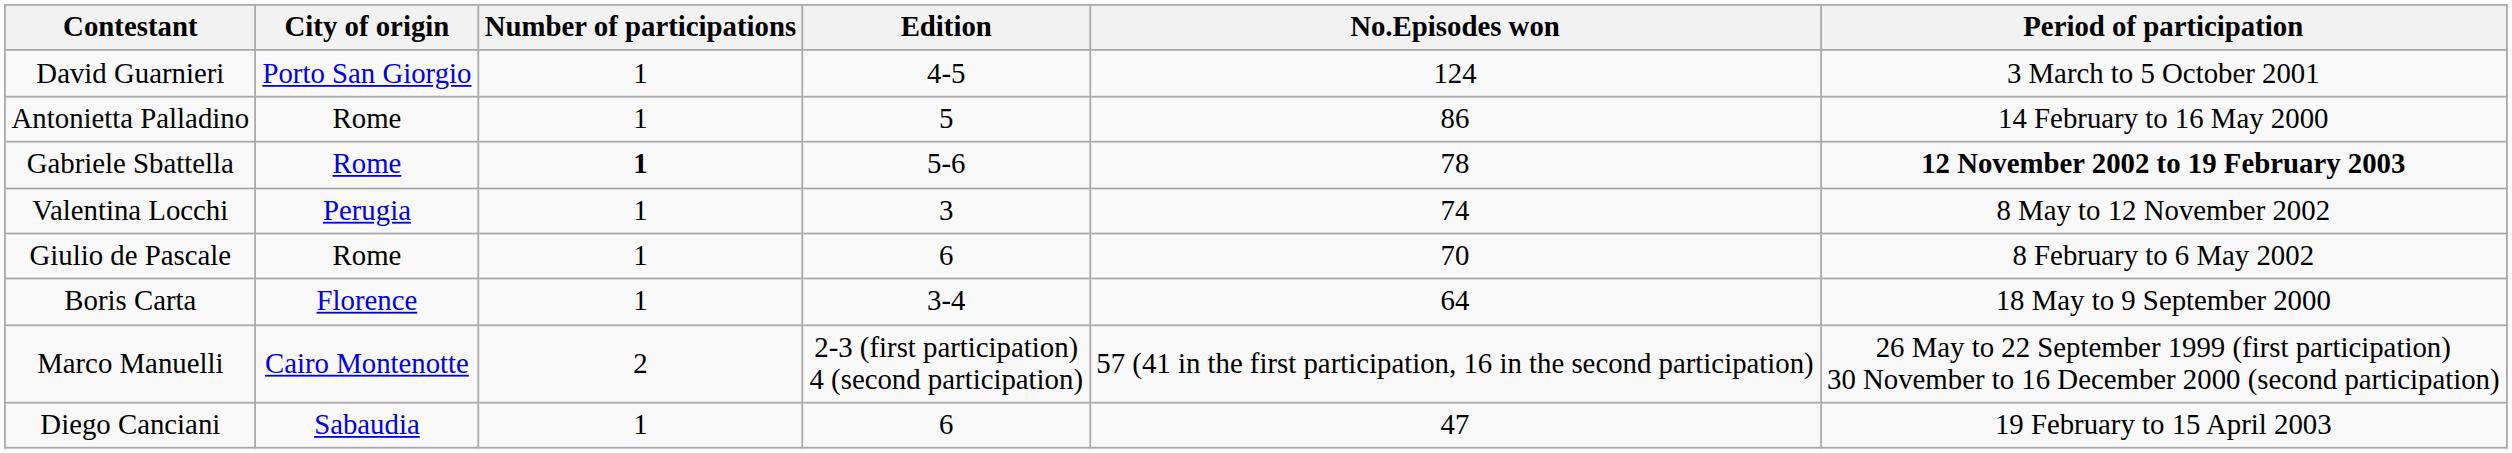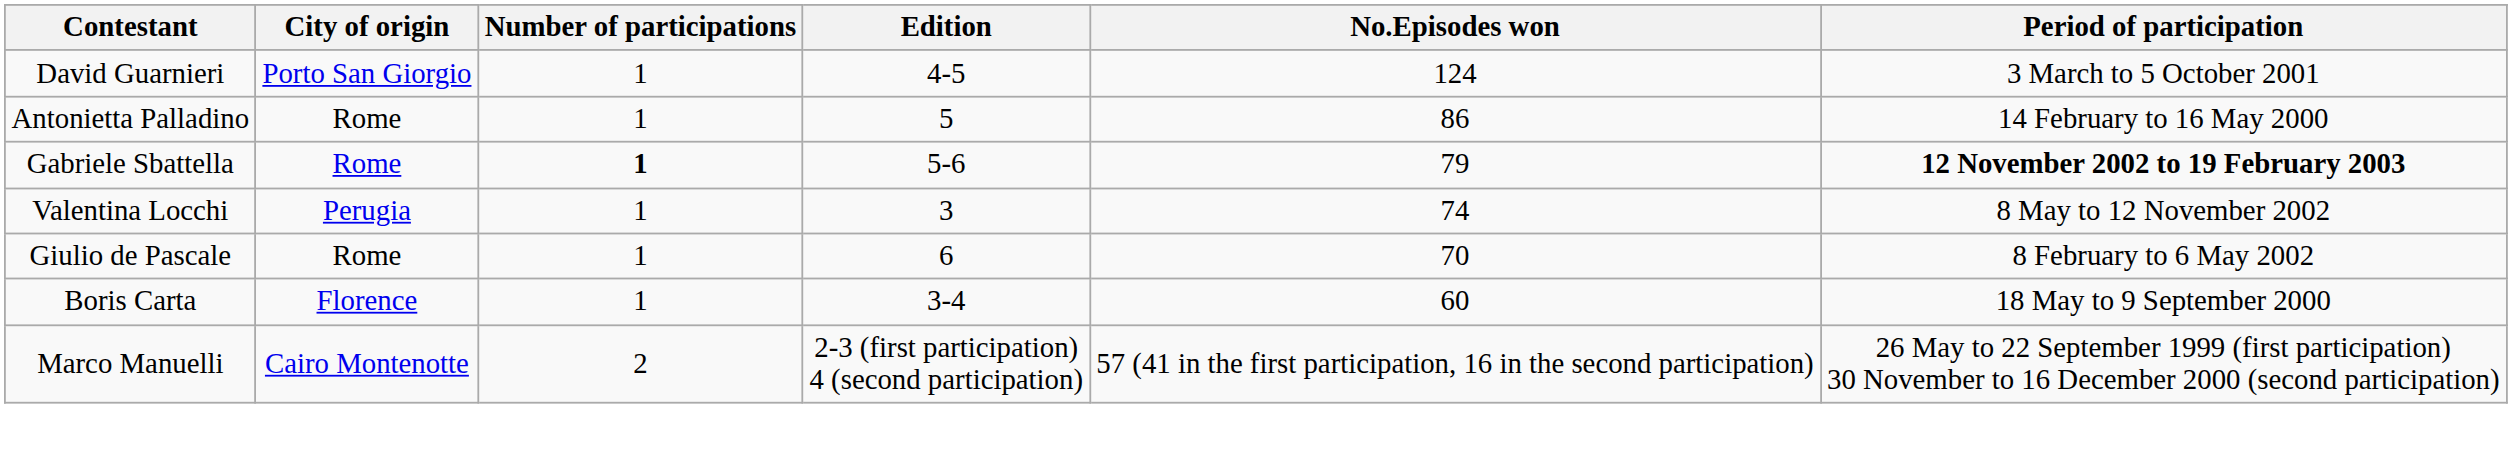(1455, 164) 78 -> (1455, 164) 79
(1455, 301) 64 -> (1455, 301) 60
- row: (130, 425)
